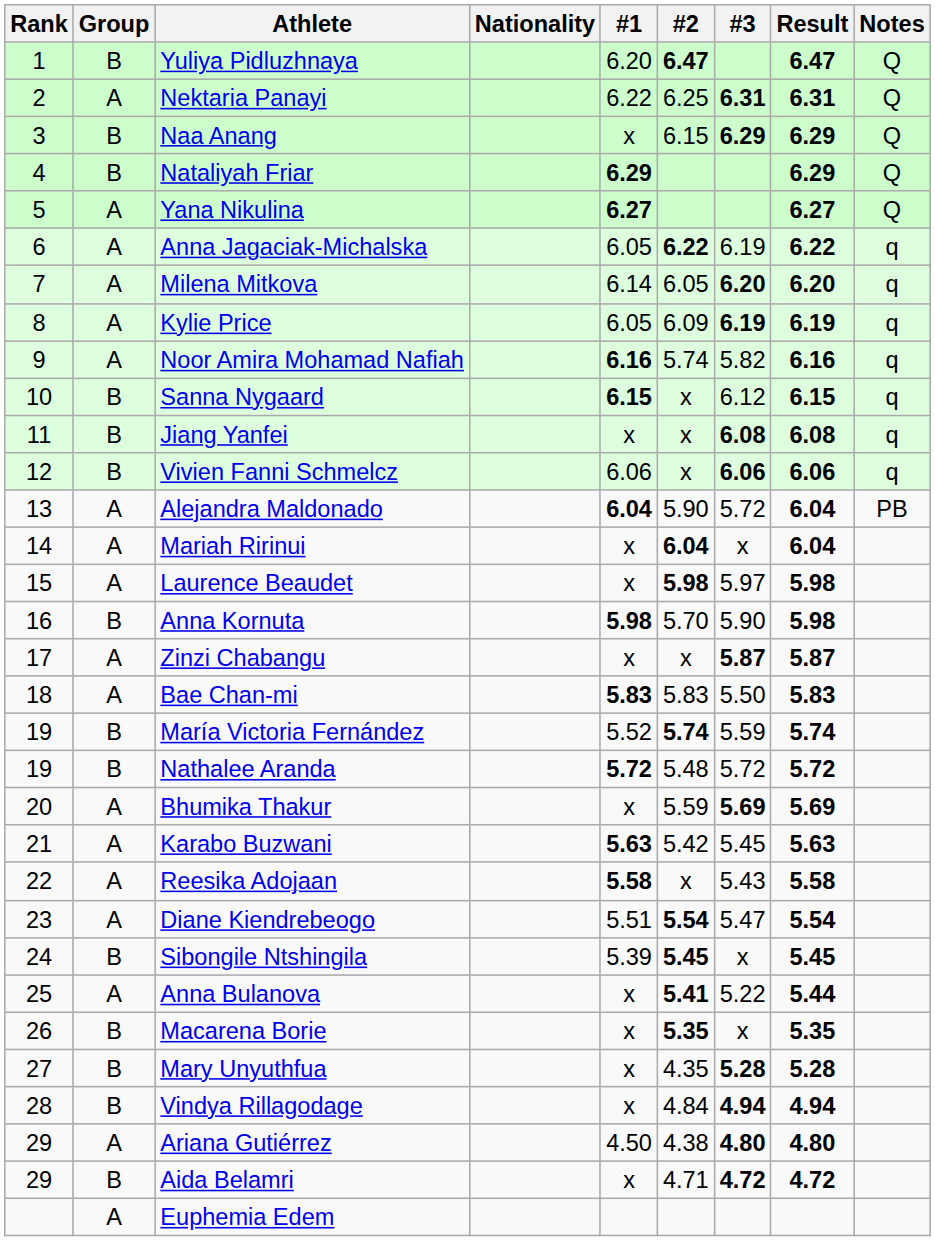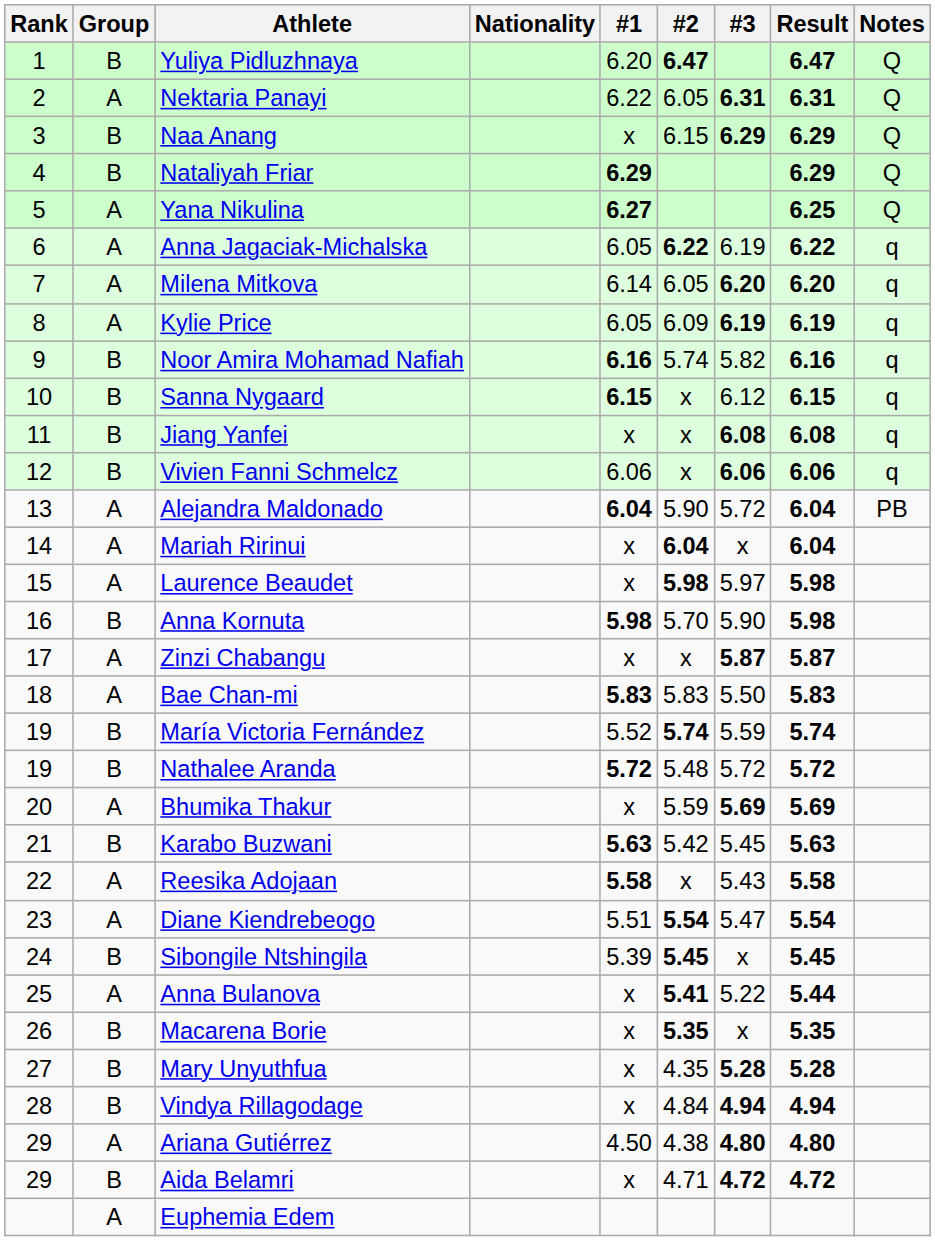(686, 98) 6.25 -> (686, 98) 6.05
(812, 210) 6.27 -> (812, 210) 6.25
(114, 359) A -> (114, 359) B
(114, 844) A -> (114, 844) B
